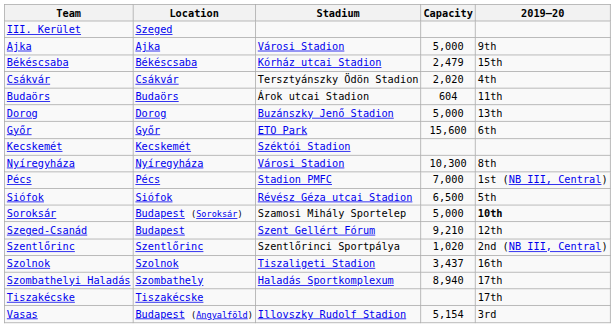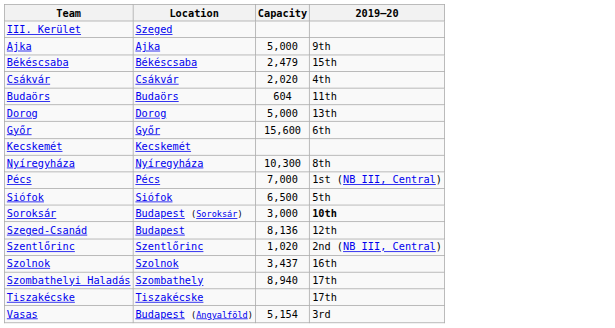- column: (338, 13)
(448, 214) 5,000 -> (283, 214) 3,000
(448, 230) 9,210 -> (283, 230) 8,136
